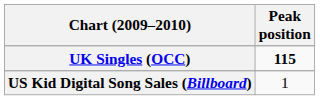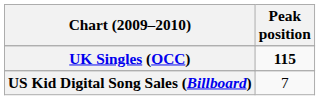(285, 82) 1 -> (285, 82) 7
